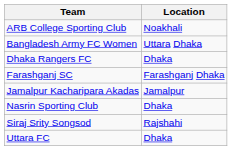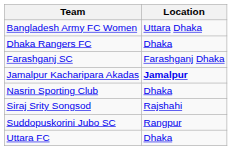- row: (66, 28)
(164, 91) normal -> (166, 75) bold
+ row: (61, 122)
